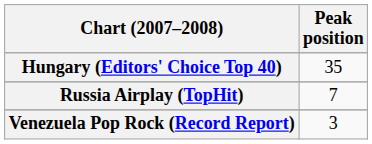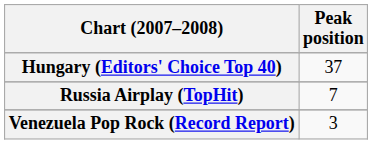(333, 67) 35 -> (333, 67) 37
